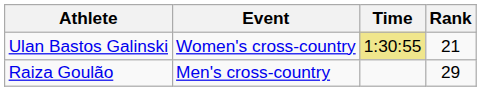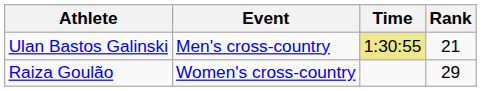(266, 46) Women's cross-country -> (253, 46) Men's cross-country
(253, 73) Men's cross-country -> (266, 73) Women's cross-country
